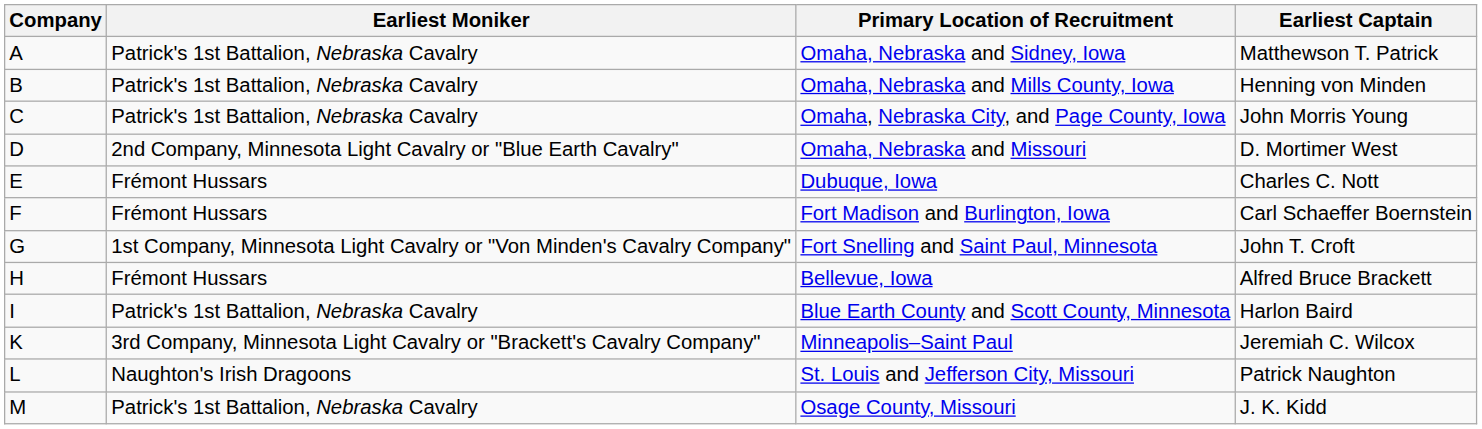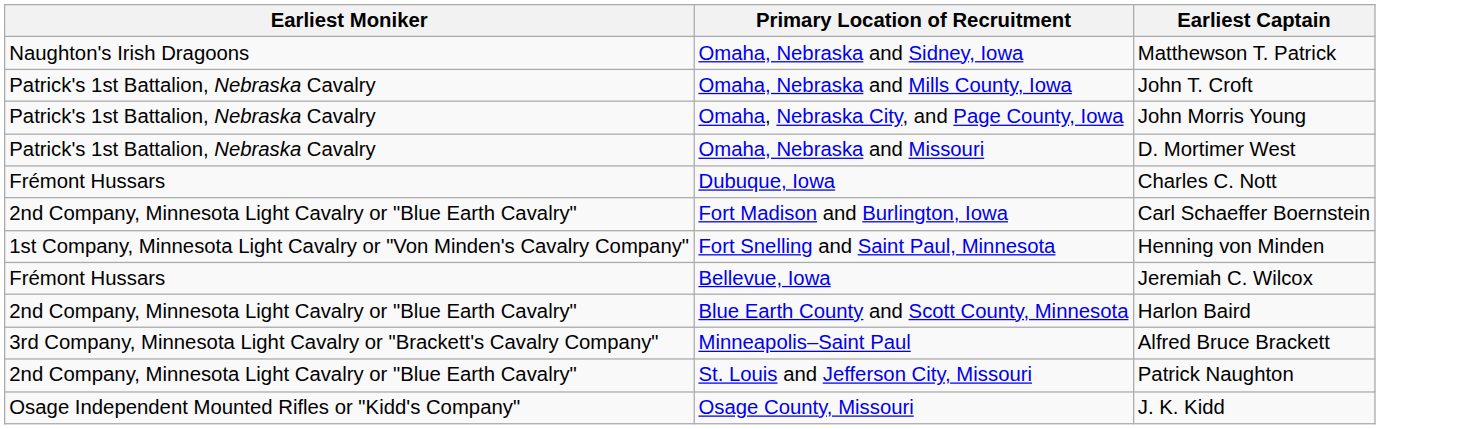- column: (56, 20)
(294, 52) Patrick's 1st Battalion, Nebraska Cavalry -> (129, 52) Naughton's Irish Dragoons
(1333, 85) Henning von Minden -> (1195, 85) John T. Croft
(395, 149) 2nd Company, Minnesota Light Cavalry or "Blue Earth Cavalry" -> (193, 149) Patrick's 1st Battalion, Nebraska Cavalry
(189, 213) Frémont Hussars -> (293, 213) 2nd Company, Minnesota Light Cavalry or "Blue Earth Cavalry"
(1297, 246) John T. Croft -> (1231, 246) Henning von Minden
(1336, 278) Alfred Bruce Brackett -> (1225, 278) Jeremiah C. Wilcox
(294, 310) Patrick's 1st Battalion, Nebraska Cavalry -> (293, 310) 2nd Company, Minnesota Light Cavalry or "Blue Earth Cavalry"
(1327, 342) Jeremiah C. Wilcox -> (1234, 342) Alfred Bruce Brackett
(231, 375) Naughton's Irish Dragoons -> (293, 375) 2nd Company, Minnesota Light Cavalry or "Blue Earth Cavalry"
(294, 407) Patrick's 1st Battalion, Nebraska Cavalry -> (265, 407) Osage Independent Mounted Rifles or "Kidd's Company"
